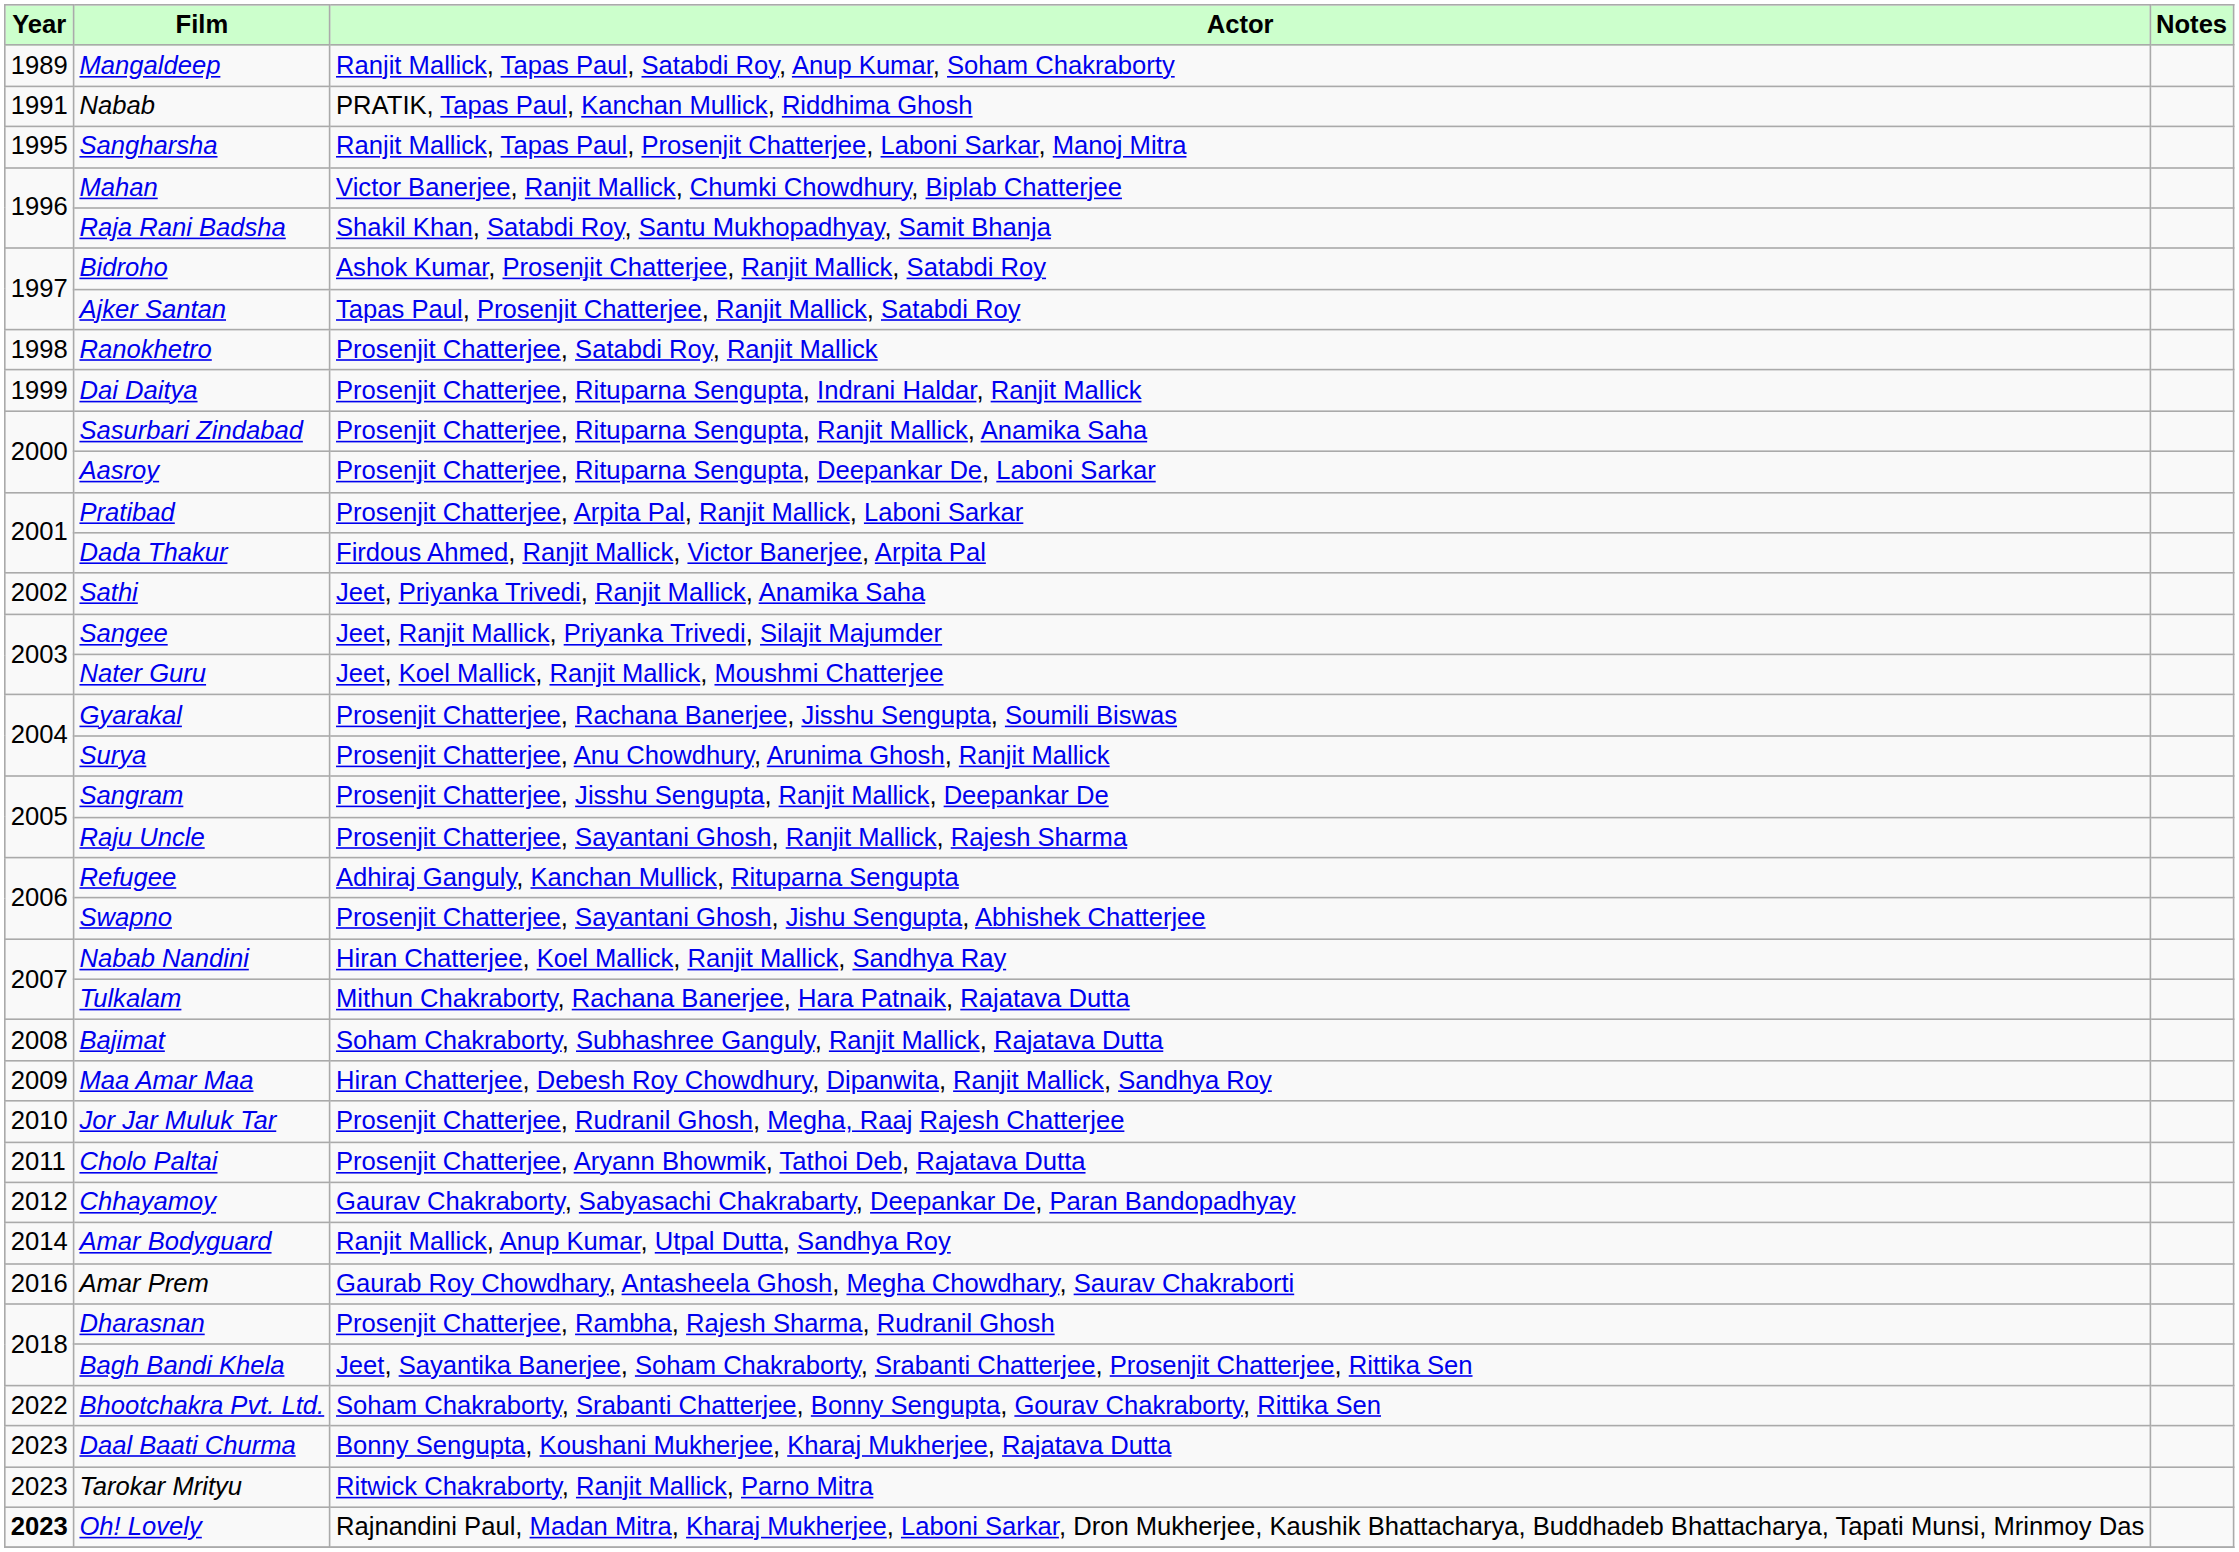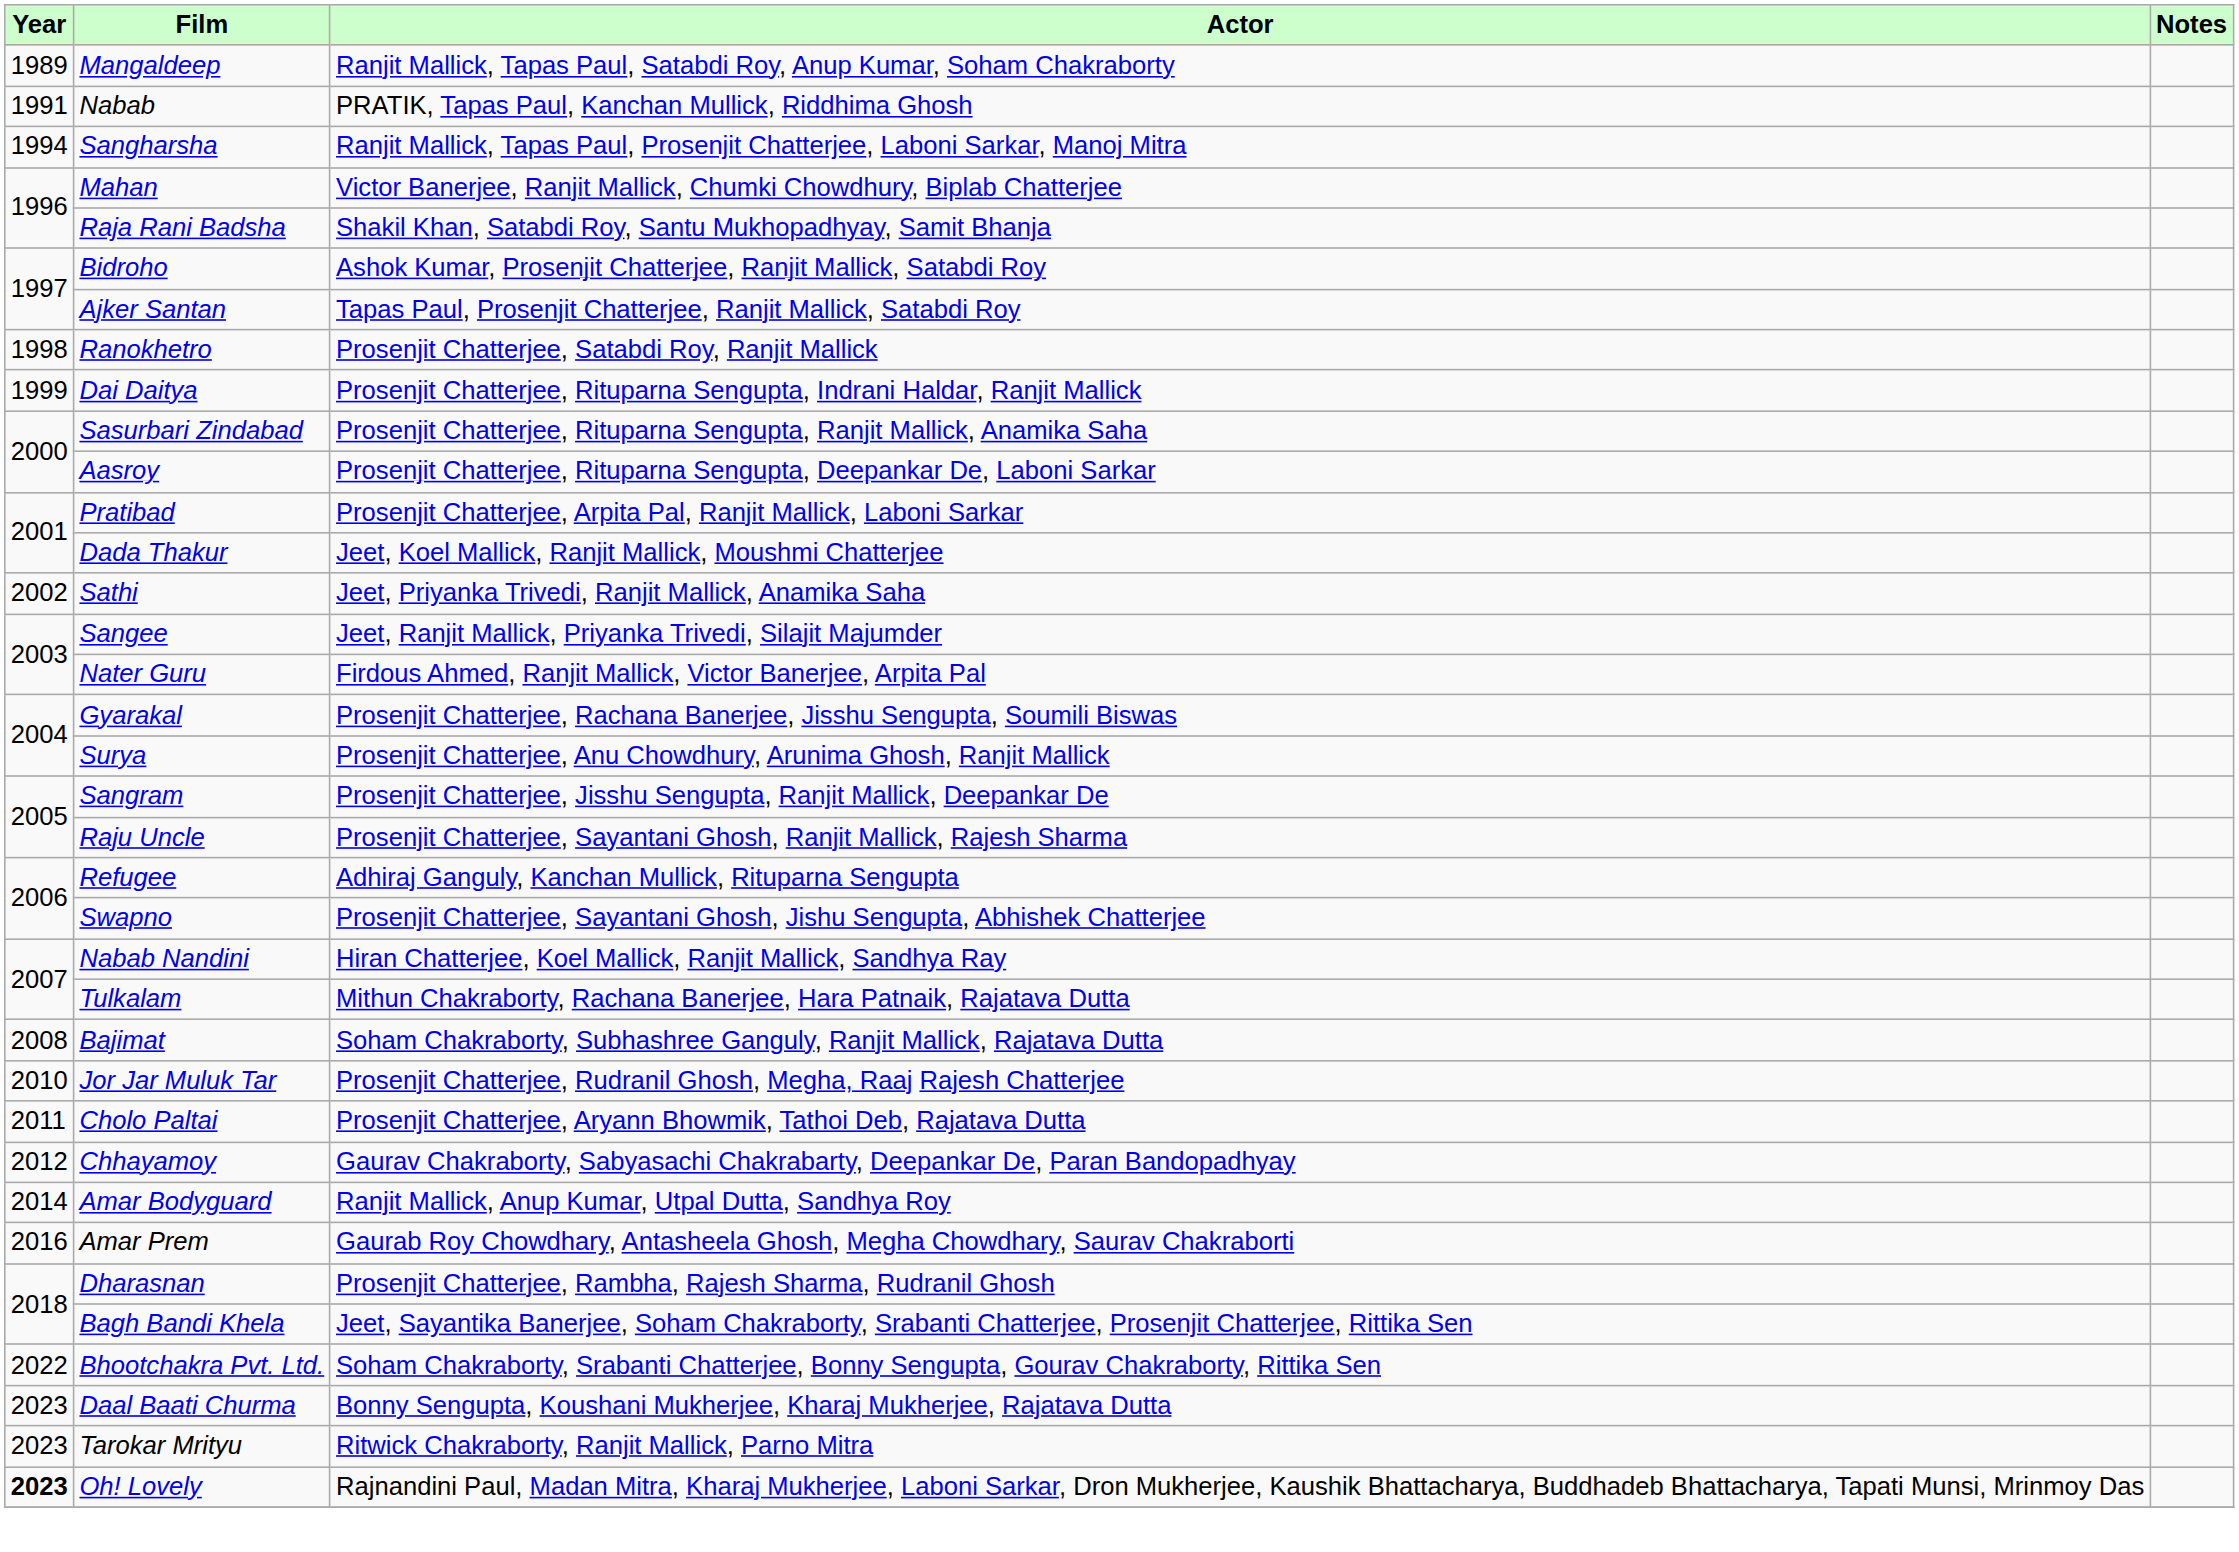(39, 146) 1995 -> (39, 146) 1994
(661, 552) Firdous Ahmed, Ranjit Mallick, Victor Banerjee, Arpita Pal -> (640, 552) Jeet, Koel Mallick, Ranjit Mallick, Moushmi Chatterjee
(640, 674) Jeet, Koel Mallick, Ranjit Mallick, Moushmi Chatterjee -> (661, 674) Firdous Ahmed, Ranjit Mallick, Victor Banerjee, Arpita Pal
- row: (166, 1080)
